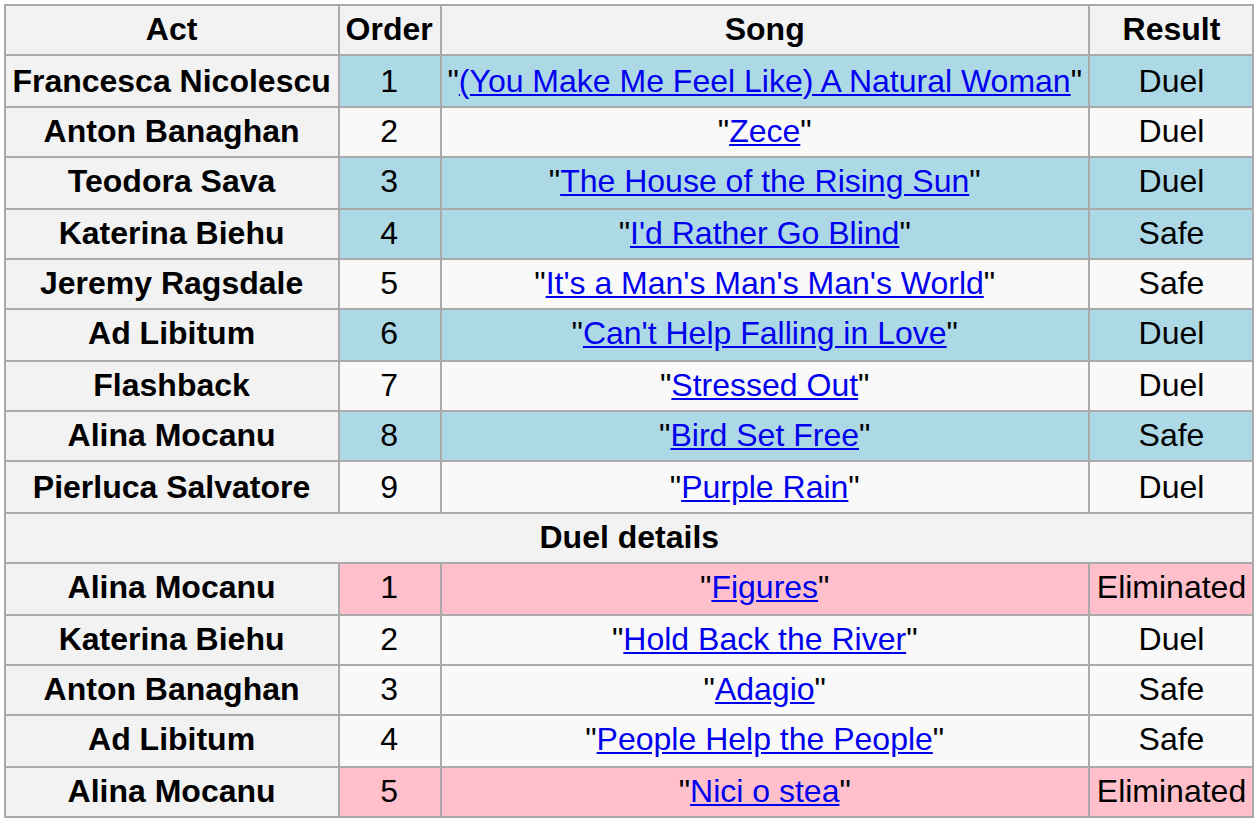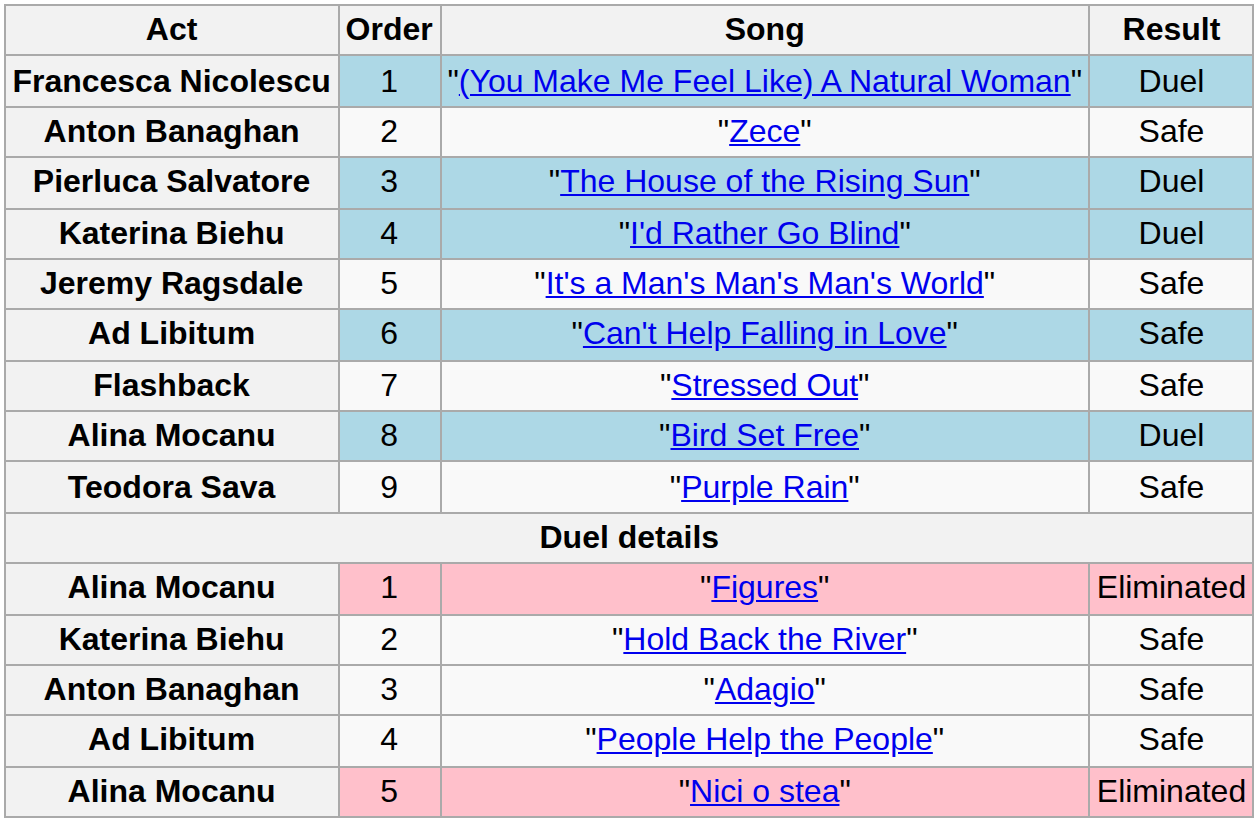(1171, 131) Duel -> (1171, 131) Safe
(172, 182) Teodora Sava -> (172, 182) Pierluca Salvatore
(1171, 232) Safe -> (1171, 232) Duel
(1171, 334) Duel -> (1171, 334) Safe
(1171, 385) Duel -> (1171, 385) Safe
(1171, 435) Safe -> (1171, 435) Duel
(172, 486) Pierluca Salvatore -> (172, 486) Teodora Sava
(1171, 486) Duel -> (1171, 486) Safe
(1171, 638) Duel -> (1171, 638) Safe
